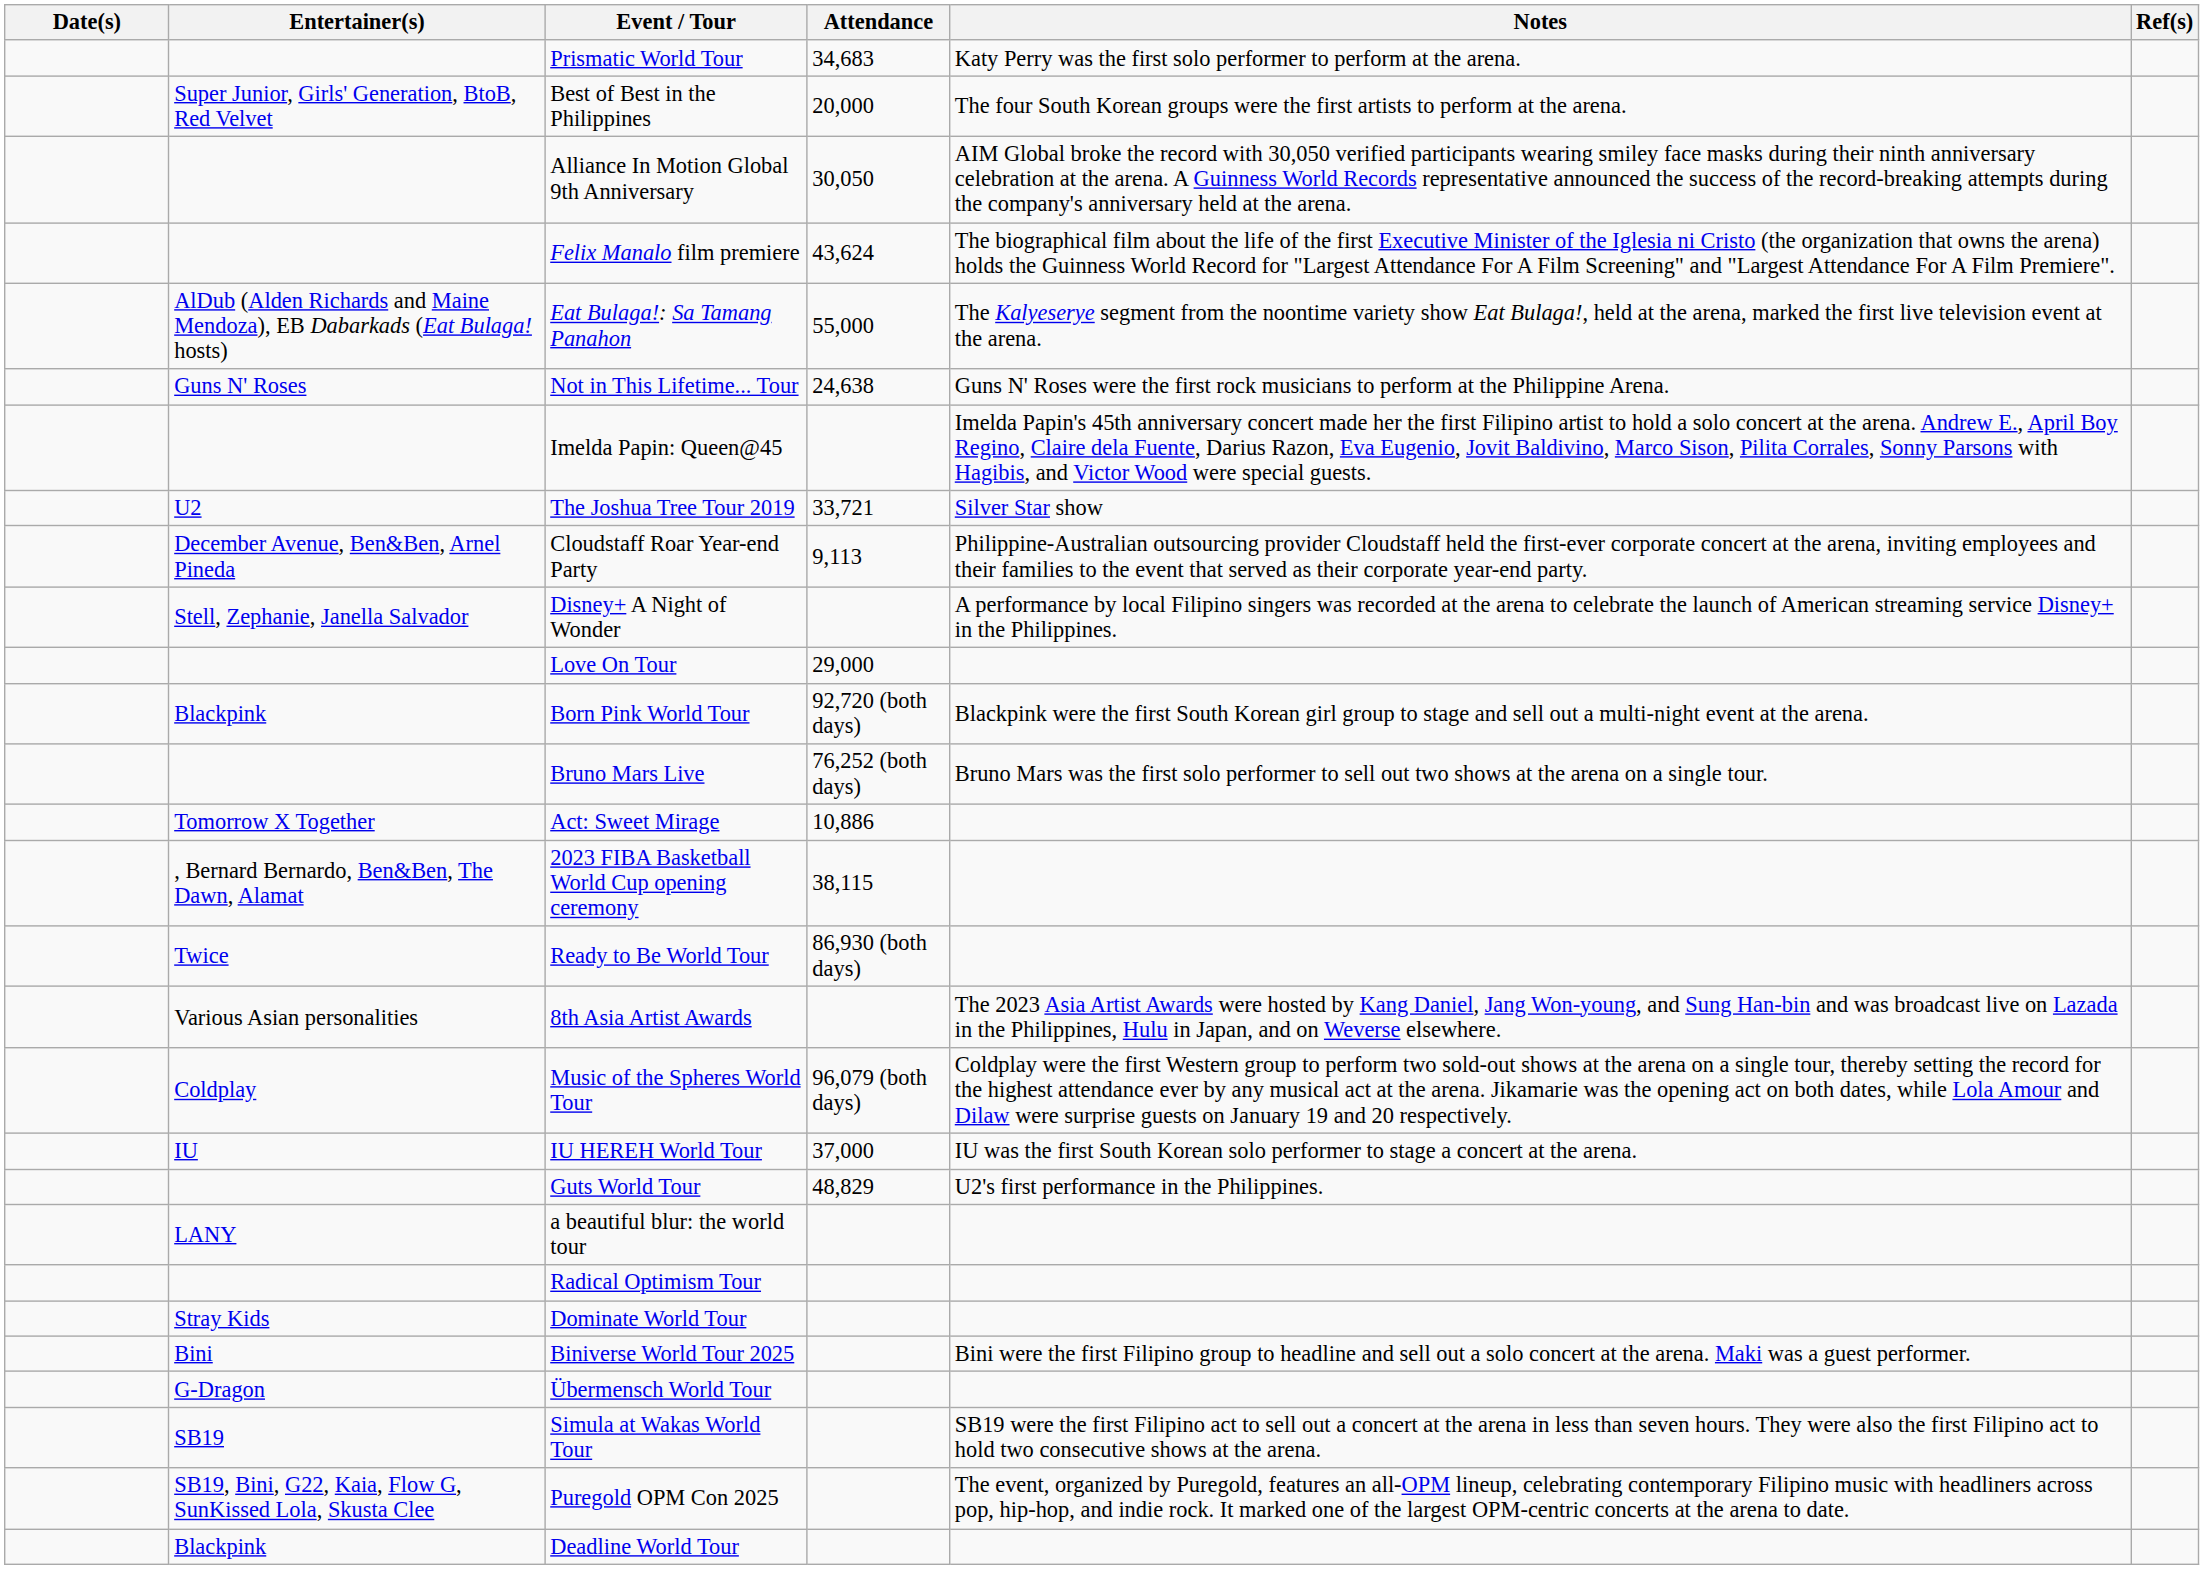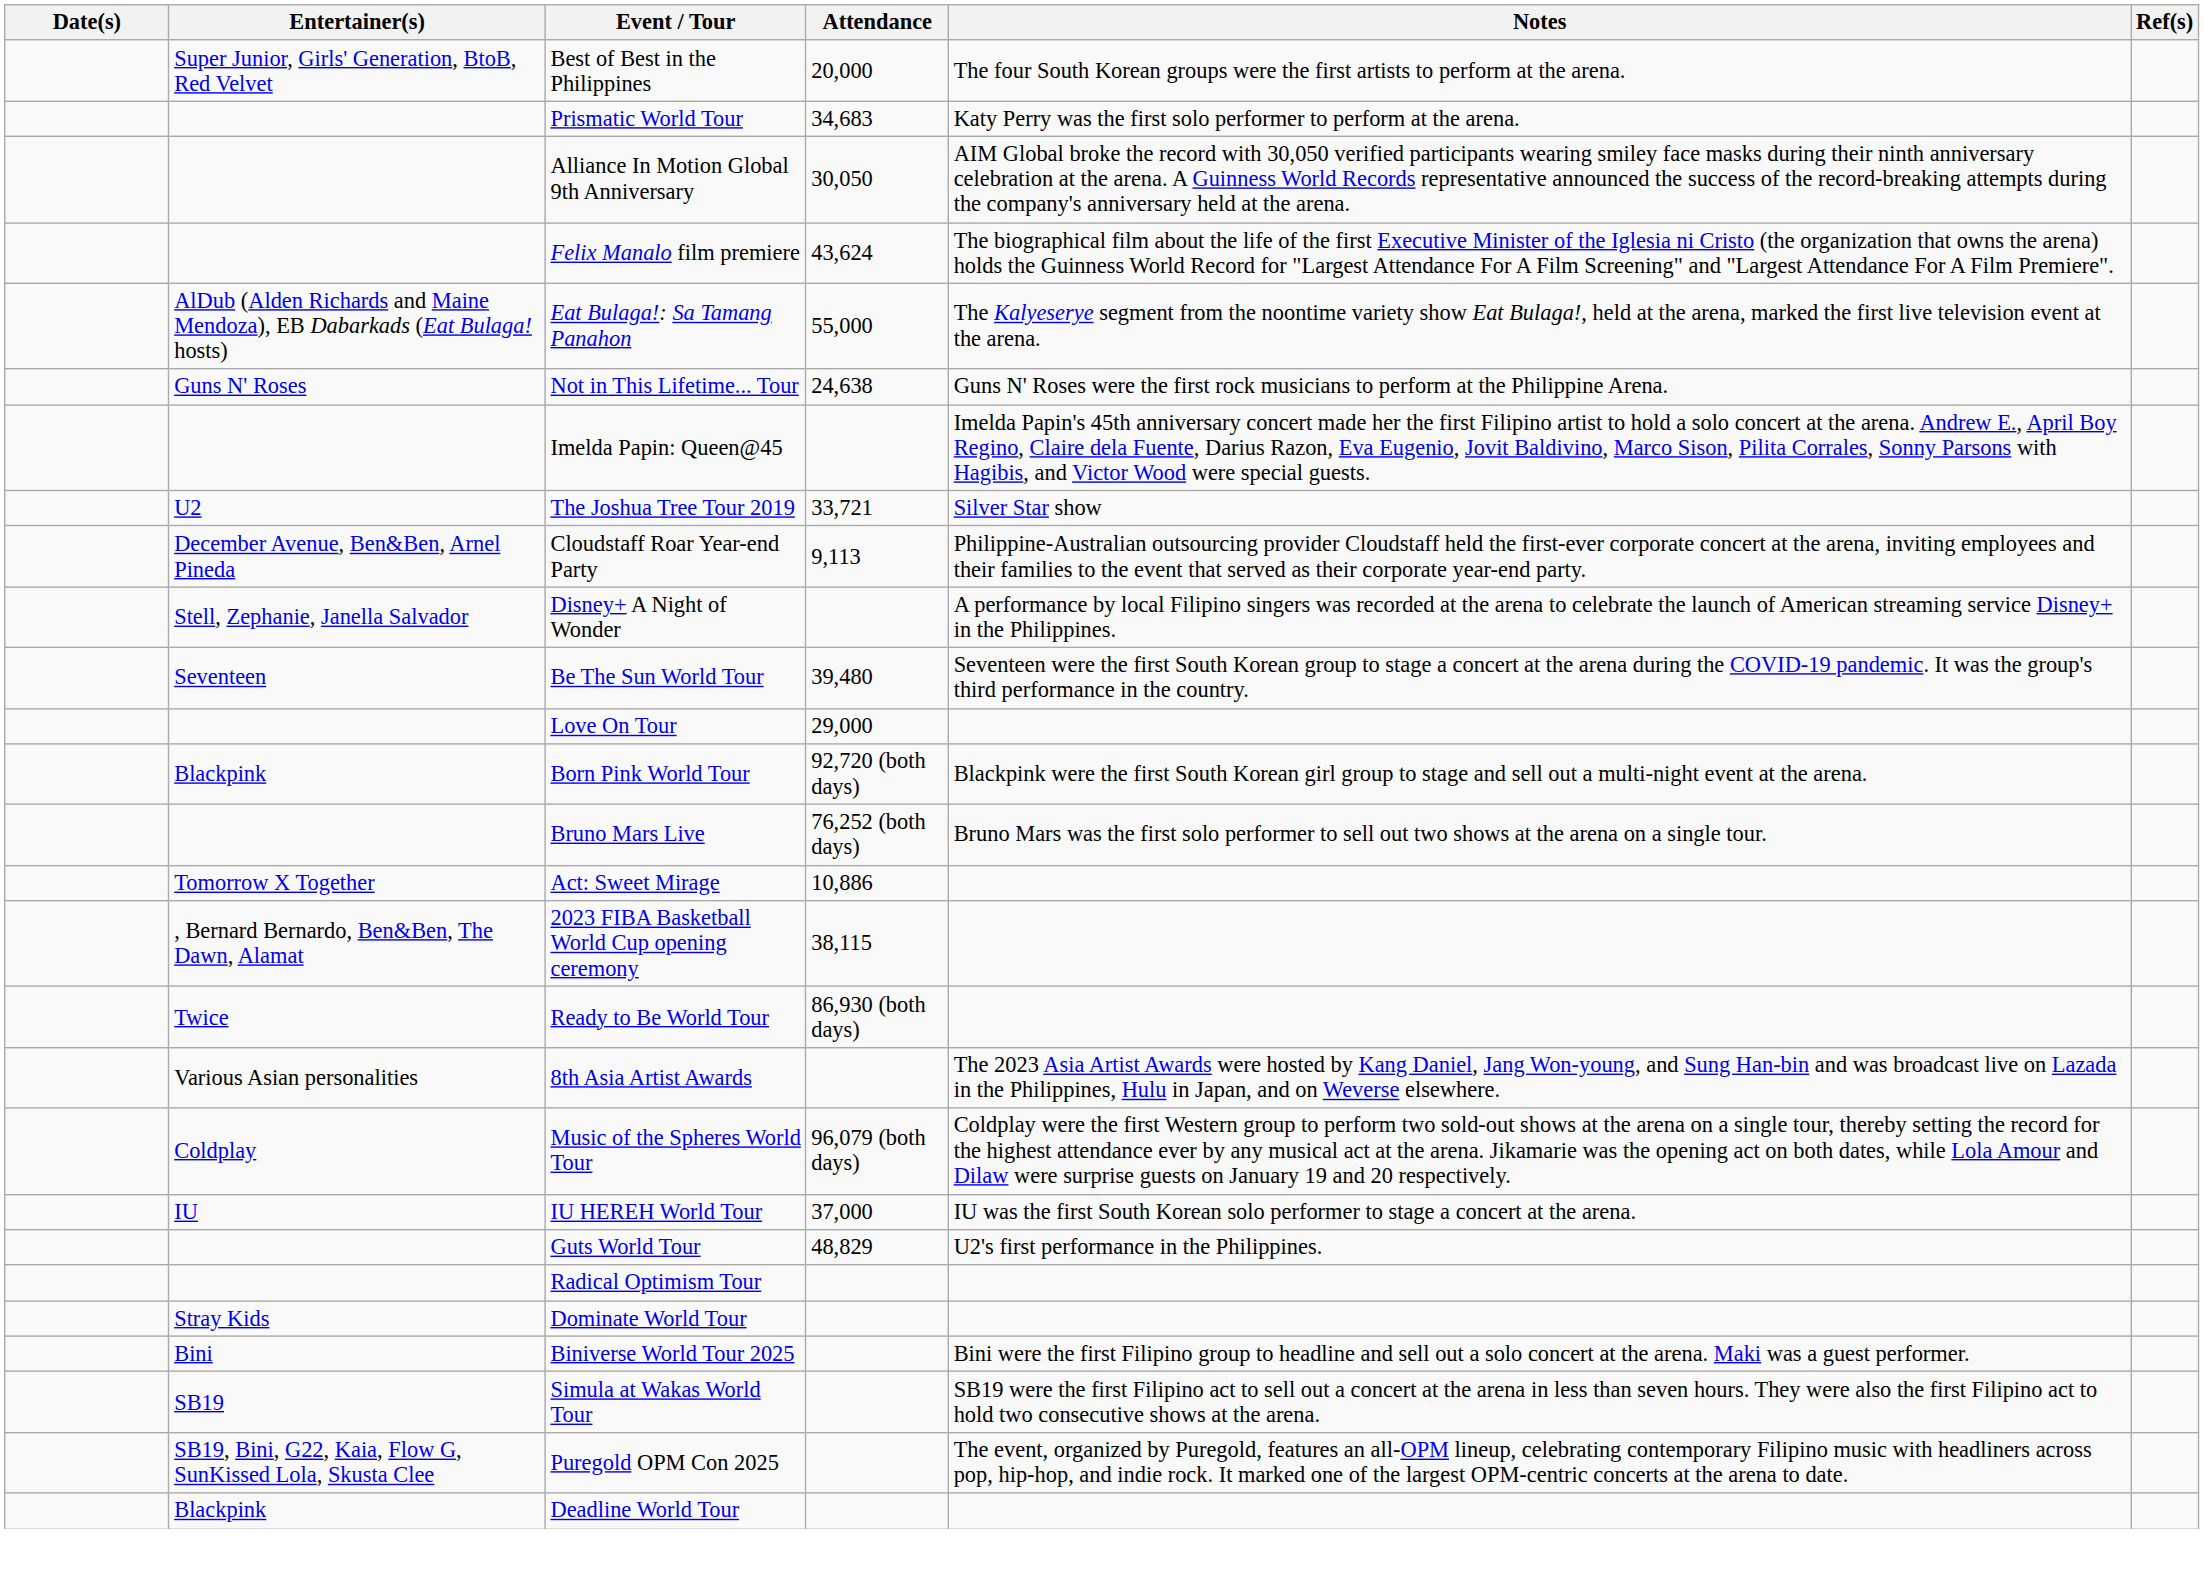rows swapped: (633, 105) <-> (646, 57)
+ row: (657, 677)
- row: (667, 1234)
- row: (661, 1389)
